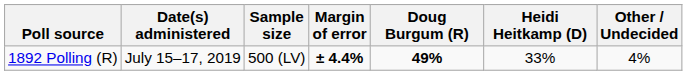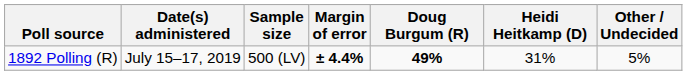(540, 58) 33% -> (540, 58) 31%
(639, 58) 4% -> (639, 58) 5%
